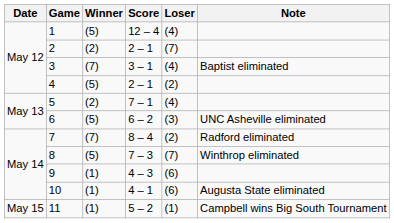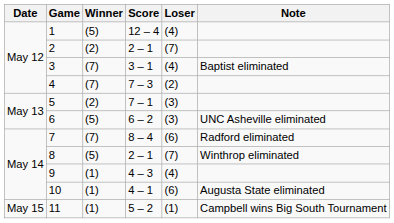(92, 84) (5) -> (92, 84) (7)
(141, 84) 2 – 1 -> (141, 84) 7 – 3
(171, 102) (4) -> (171, 102) (3)
(171, 137) (2) -> (171, 137) (6)
(141, 155) 7 – 3 -> (141, 155) 2 – 1
(171, 173) (6) -> (171, 173) (4)
